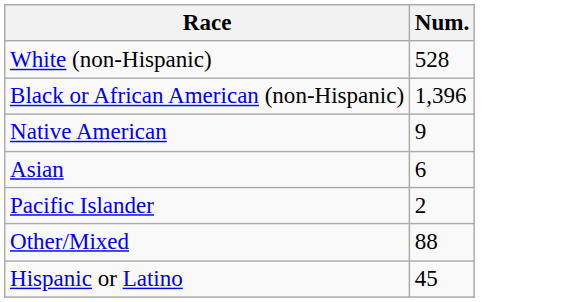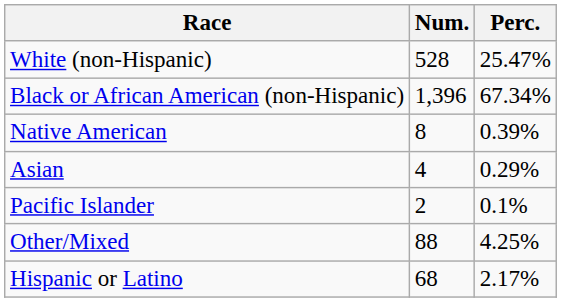+ column: (515, 22)
(421, 132) 9 -> (421, 132) 8
(421, 168) 6 -> (421, 168) 4
(426, 278) 45 -> (426, 278) 68
